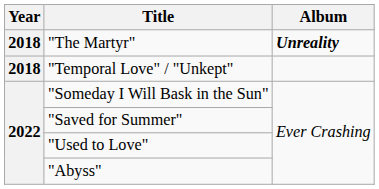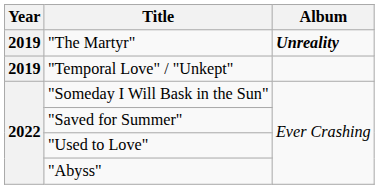(24, 42) 2018 -> (24, 42) 2019
(24, 68) 2018 -> (24, 68) 2019
